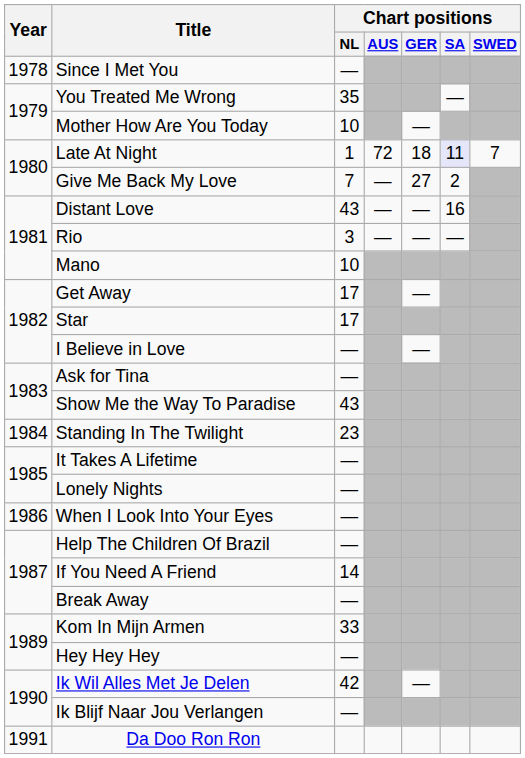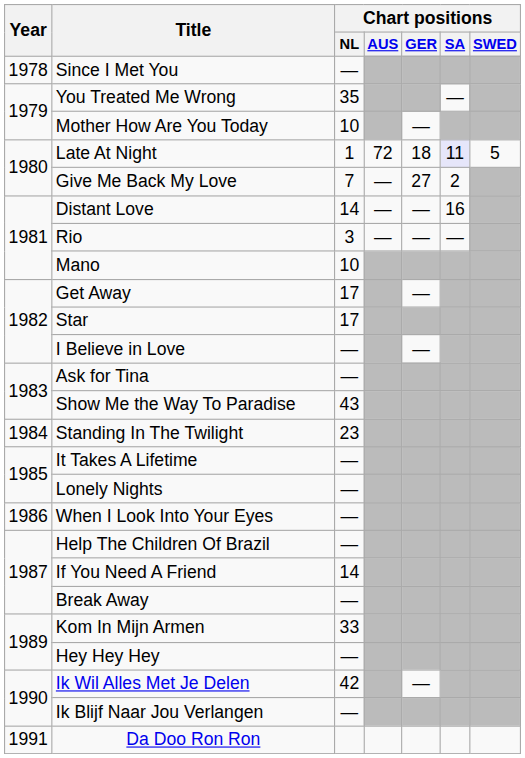(495, 153) 7 -> (495, 153) 5
(349, 209) 43 -> (349, 209) 14
